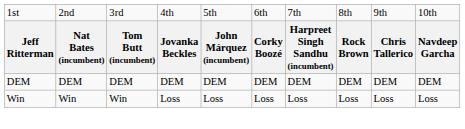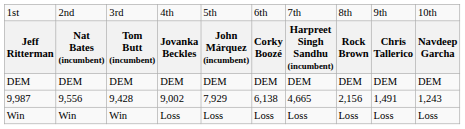+ row: (19, 98)
